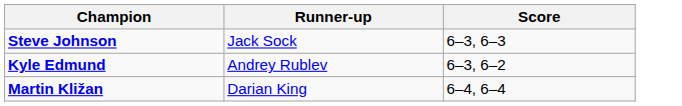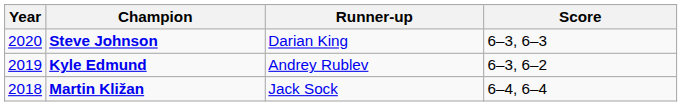+ column: (25, 17)
(262, 41) Jack Sock -> (308, 41) Darian King
(267, 89) Darian King -> (303, 89) Jack Sock
